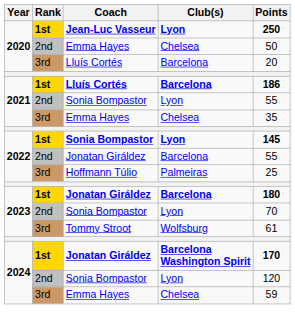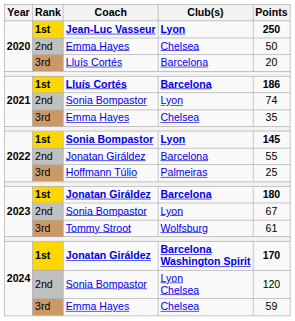(271, 101) 55 -> (271, 101) 74
(271, 211) 70 -> (271, 211) 67
(172, 278) Lyon -> (180, 284) Lyon Chelsea
